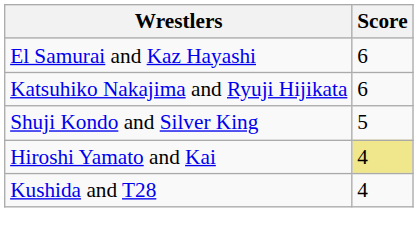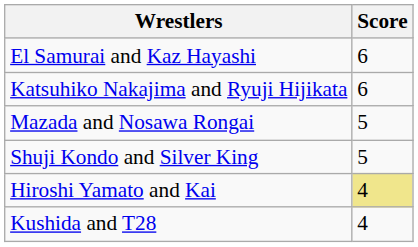+ row: (132, 122)
